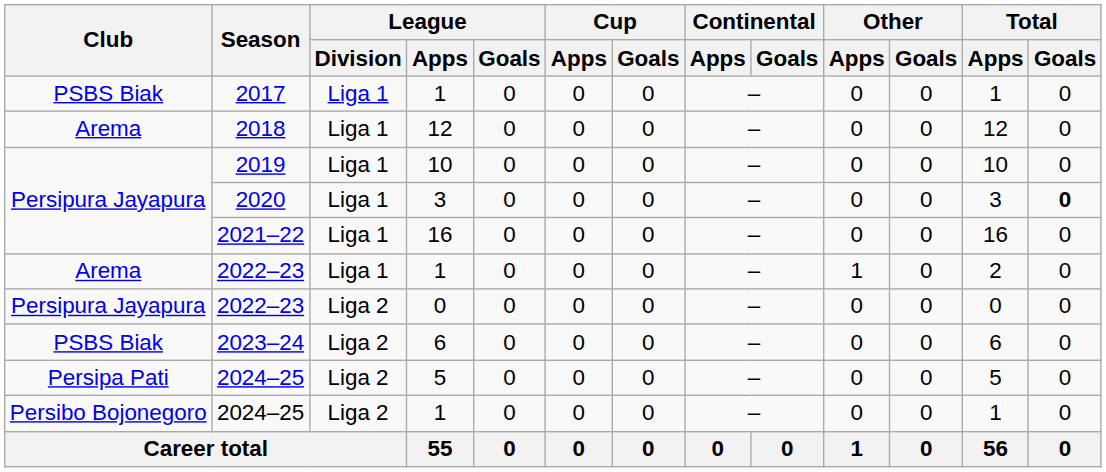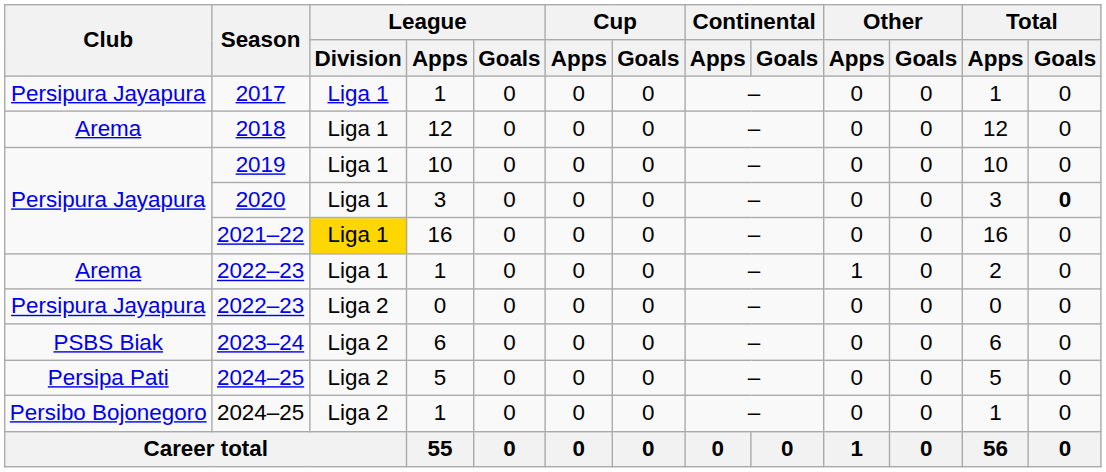(108, 93) PSBS Biak -> (108, 93) Persipura Jayapura
(358, 235) no background -> (358, 235) gold background
